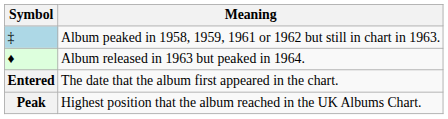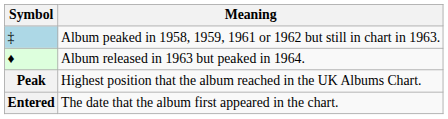rows swapped: (31, 80) <-> (31, 102)
